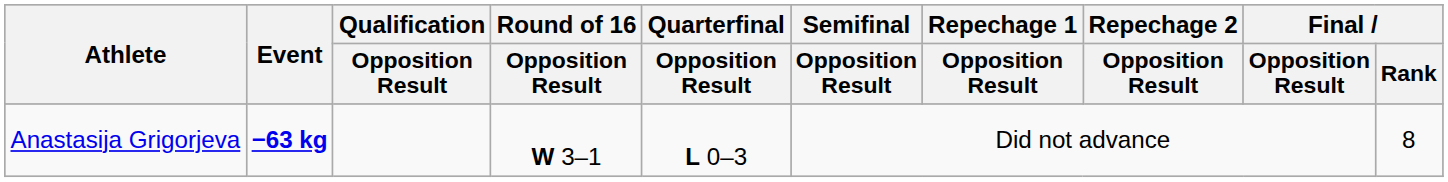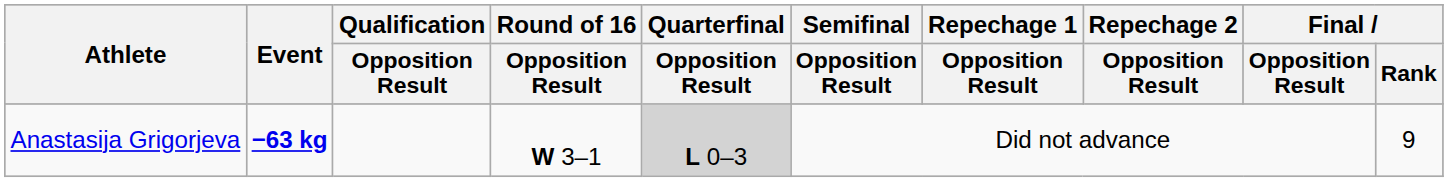(716, 157) no background -> (716, 157) lightgrey background
(1409, 140) 8 -> (1409, 140) 9
